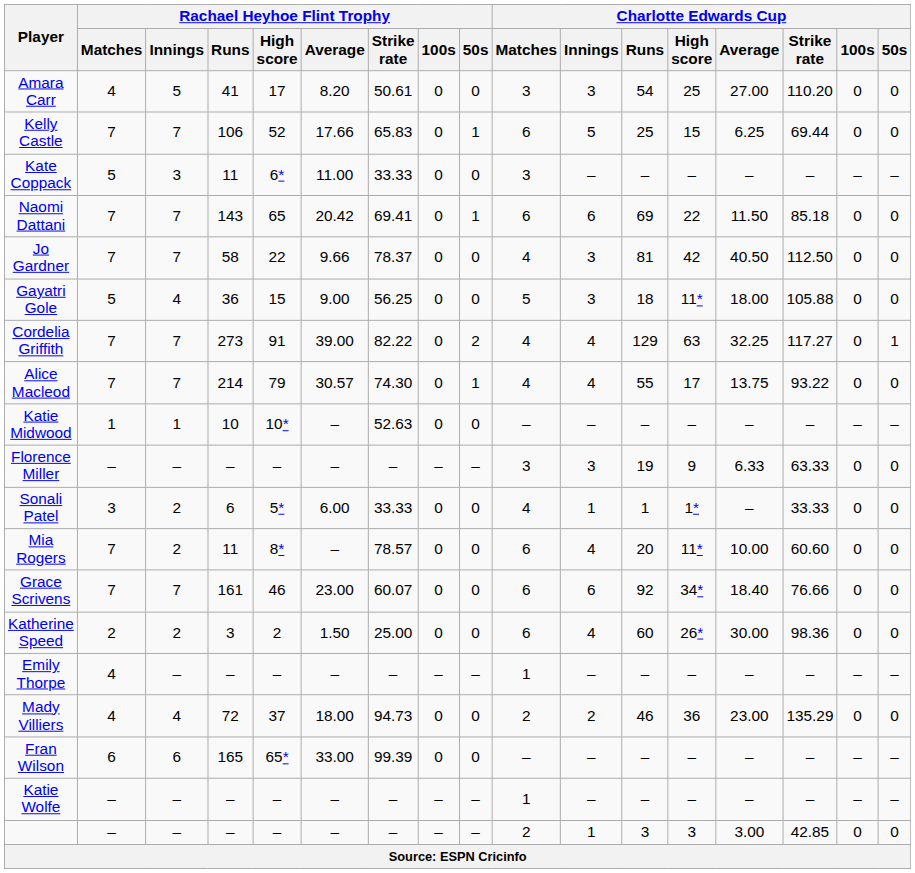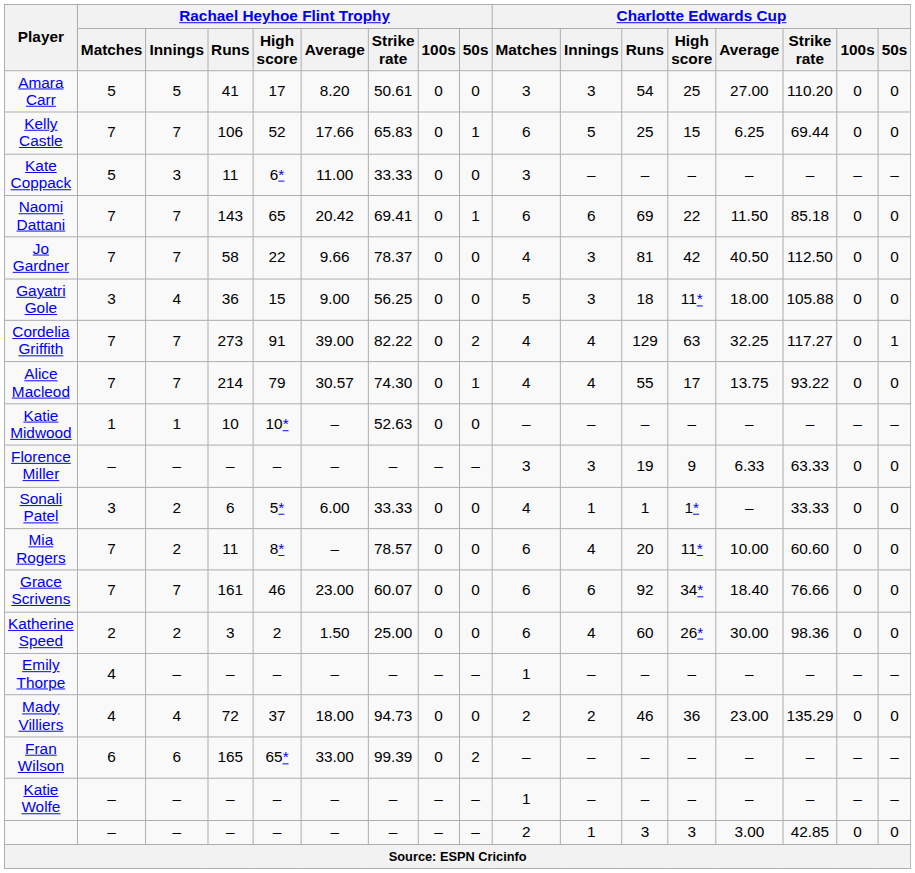(112, 91) 4 -> (112, 91) 5
(112, 299) 5 -> (112, 299) 3
(476, 757) 0 -> (476, 757) 2
